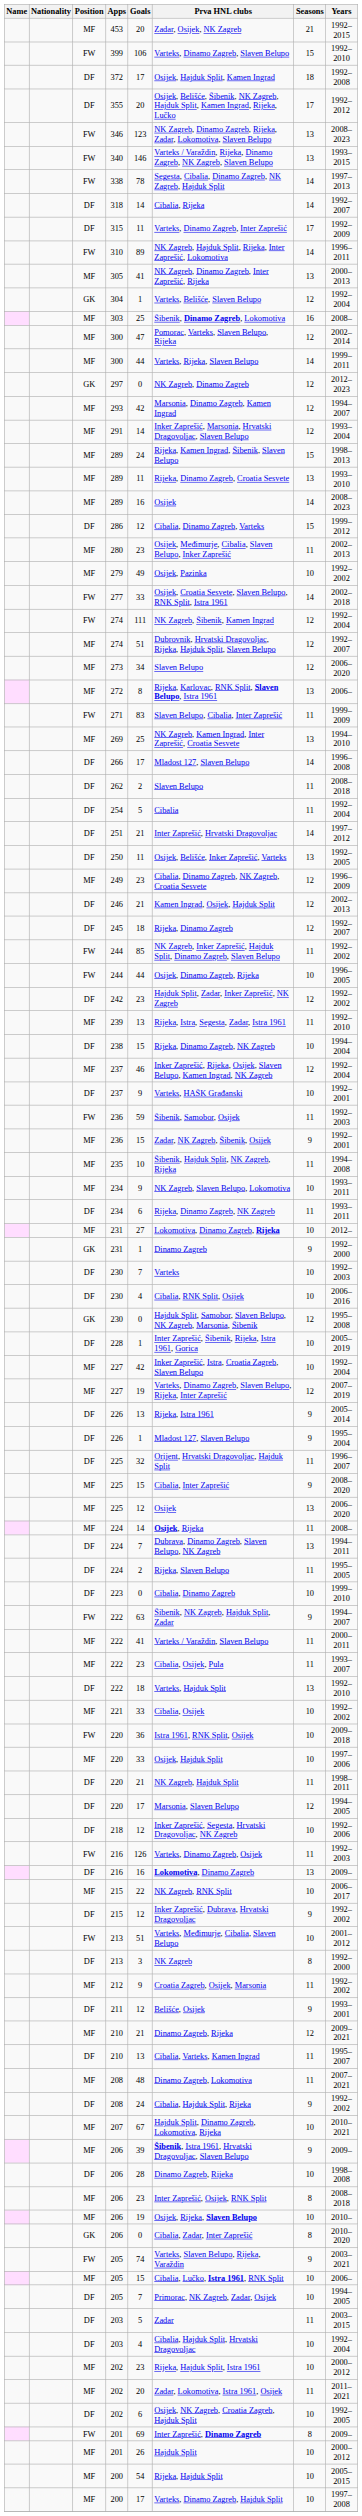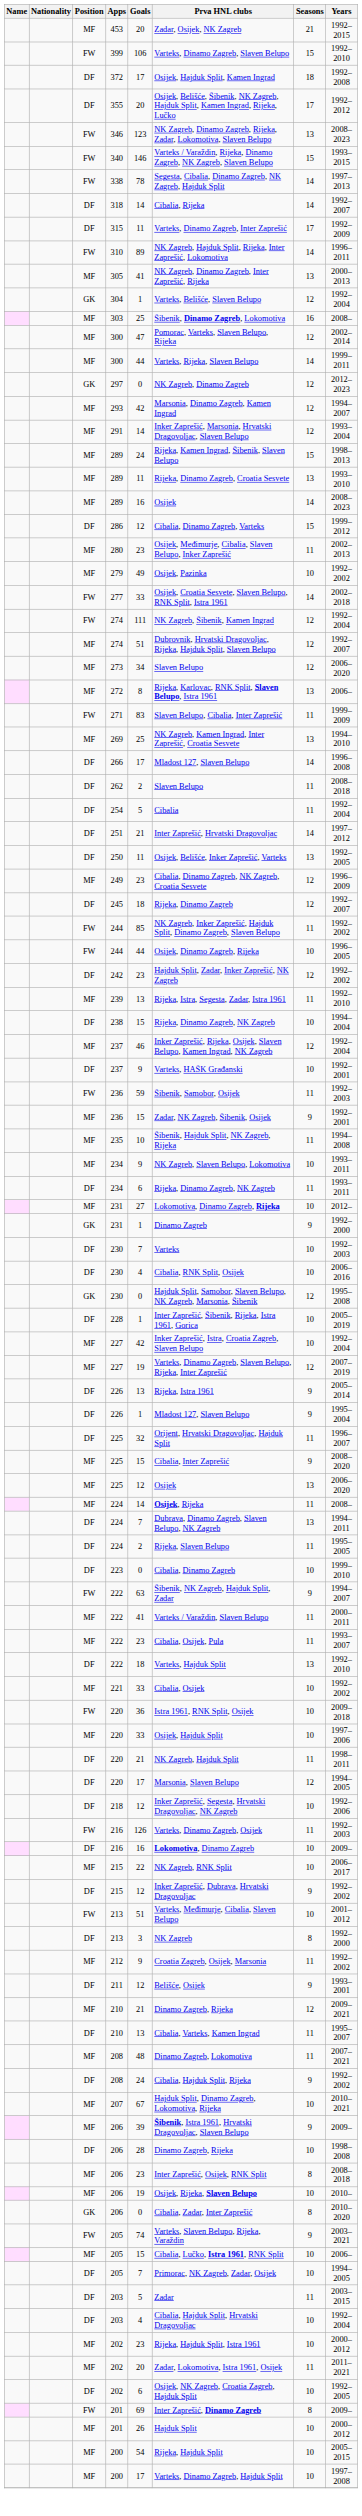(310, 158) 13 -> (310, 158) 15
- row: (89, 904)
(310, 1872) 13 -> (310, 1849) 10
